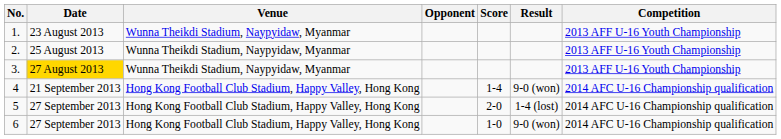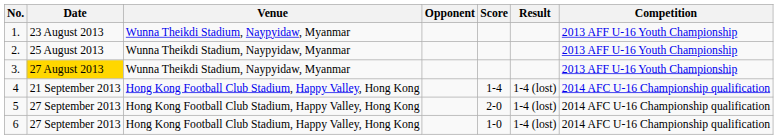(536, 87) 9-0 (won) -> (535, 87) 1-4 (lost)
(536, 124) 9-0 (won) -> (535, 124) 1-4 (lost)
